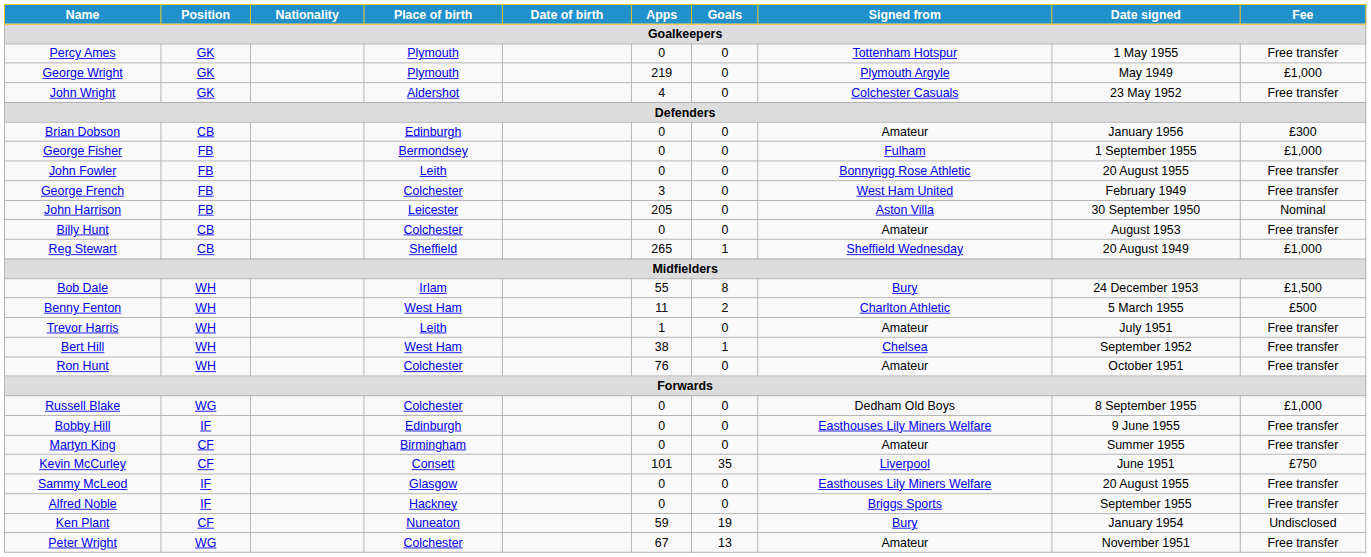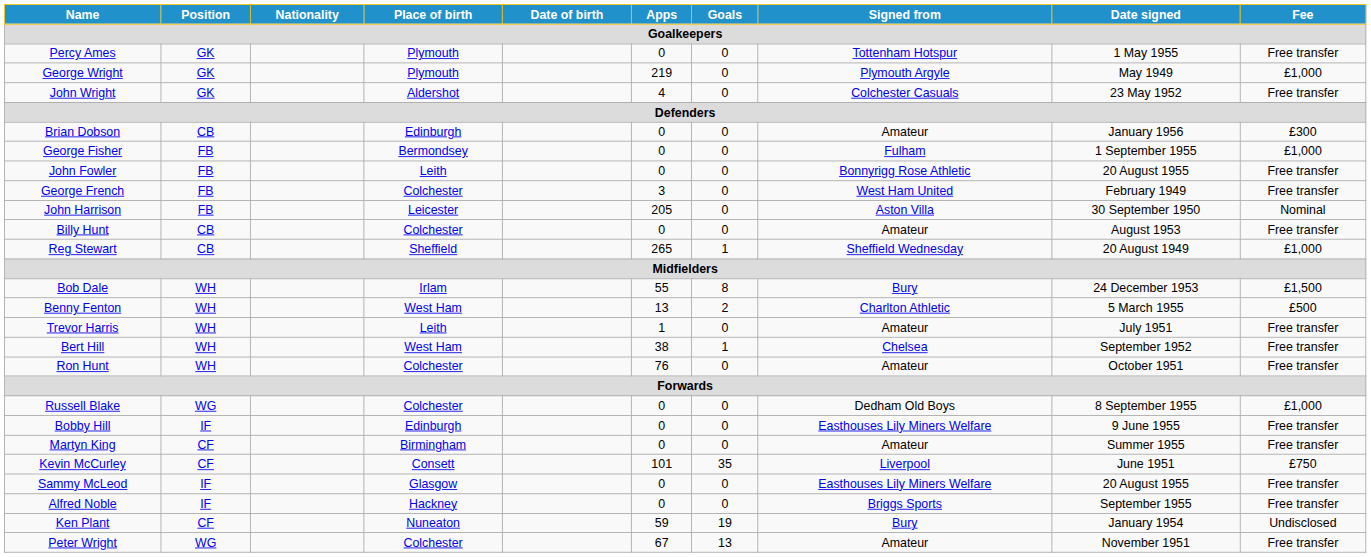(662, 308) 11 -> (662, 308) 13
